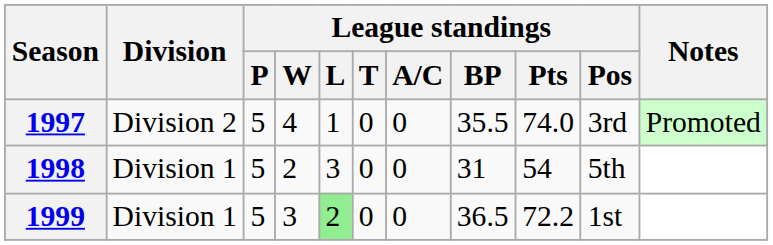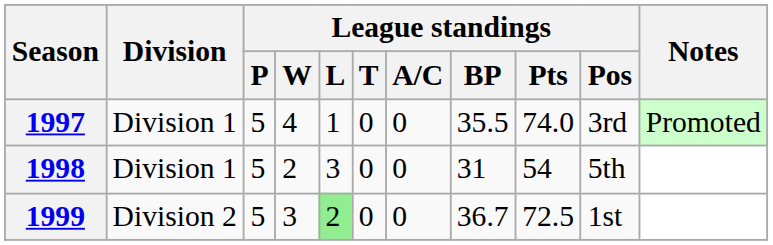(175, 121) Division 2 -> (175, 121) Division 1
(175, 215) Division 1 -> (175, 215) Division 2
(483, 215) 36.5 -> (483, 215) 36.7
(548, 215) 72.2 -> (548, 215) 72.5
